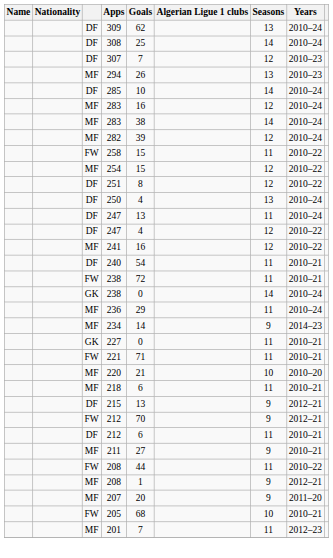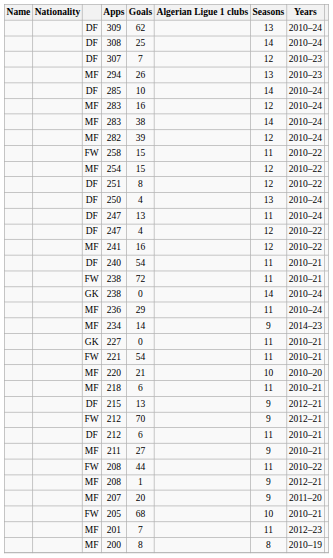(140, 357) 71 -> (140, 357) 54
+ row: (92, 545)
